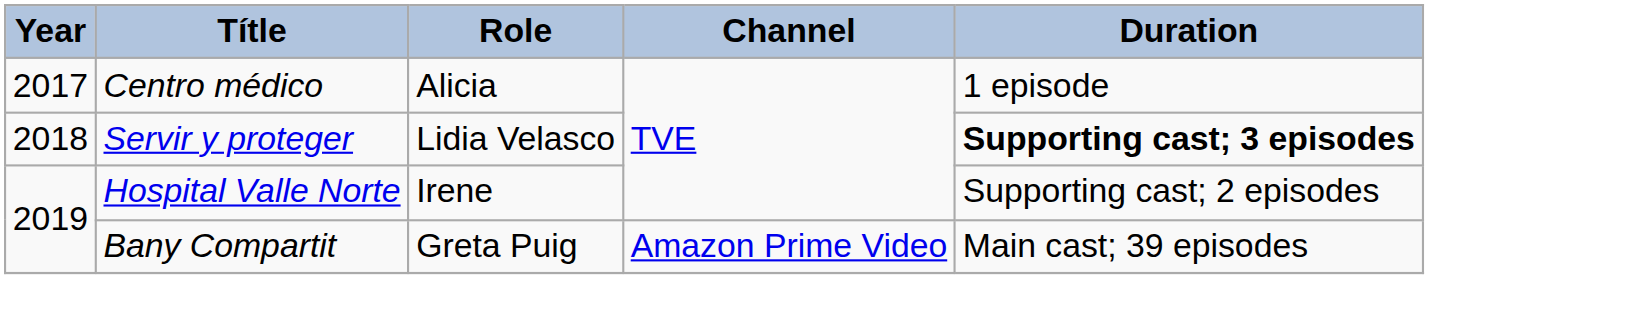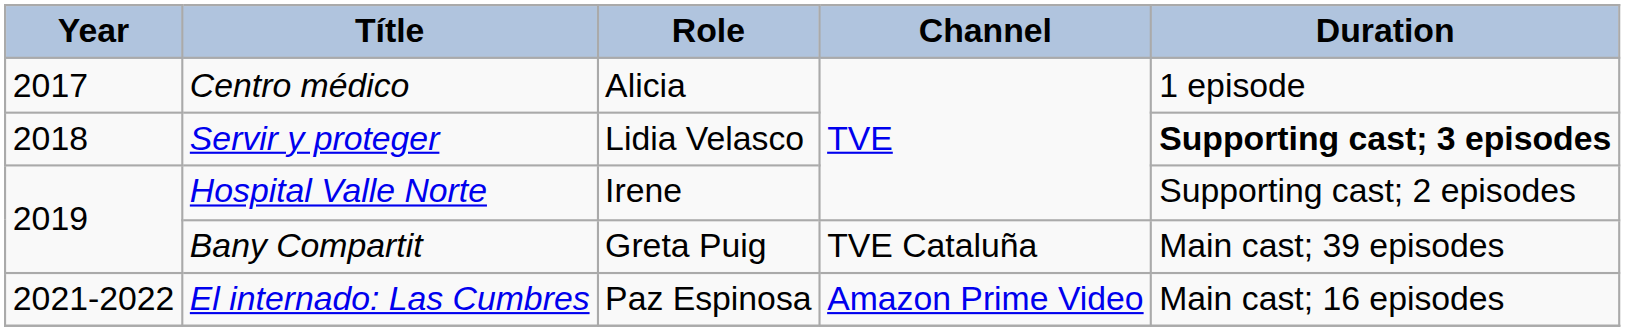(789, 245) Amazon Prime Video -> (932, 245) TVE Cataluña
+ row: (390, 298)
